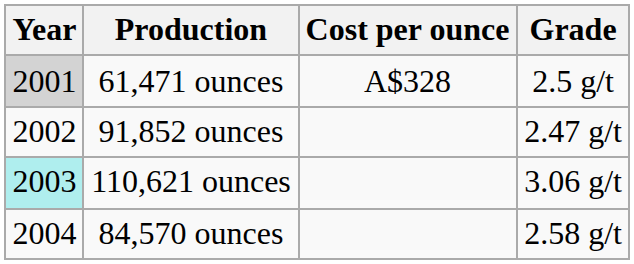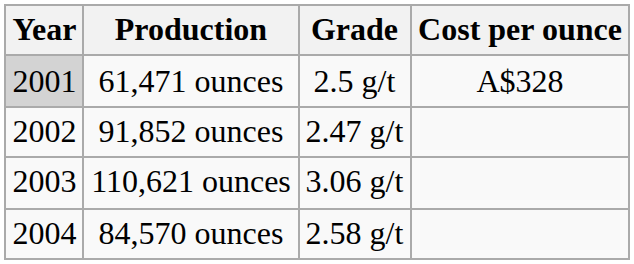columns swapped: (573, 29) <-> (407, 29)
(44, 182) paleturquoise background -> (44, 182) no background
